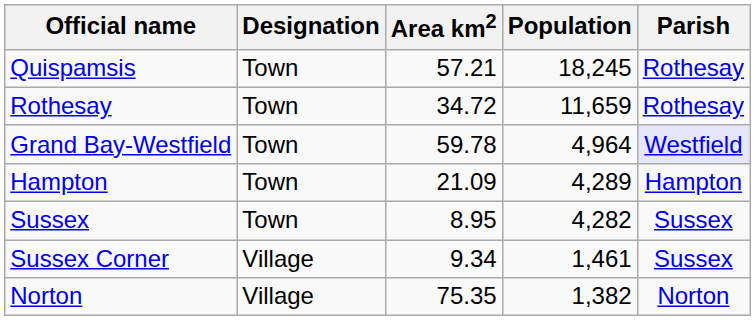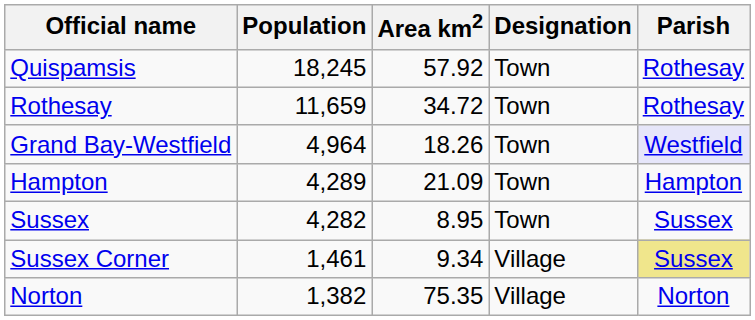columns swapped: (311, 26) <-> (570, 26)
(467, 68) 57.21 -> (453, 68) 57.92
(467, 144) 59.78 -> (453, 144) 18.26
(693, 258) no background -> (693, 258) khaki background
